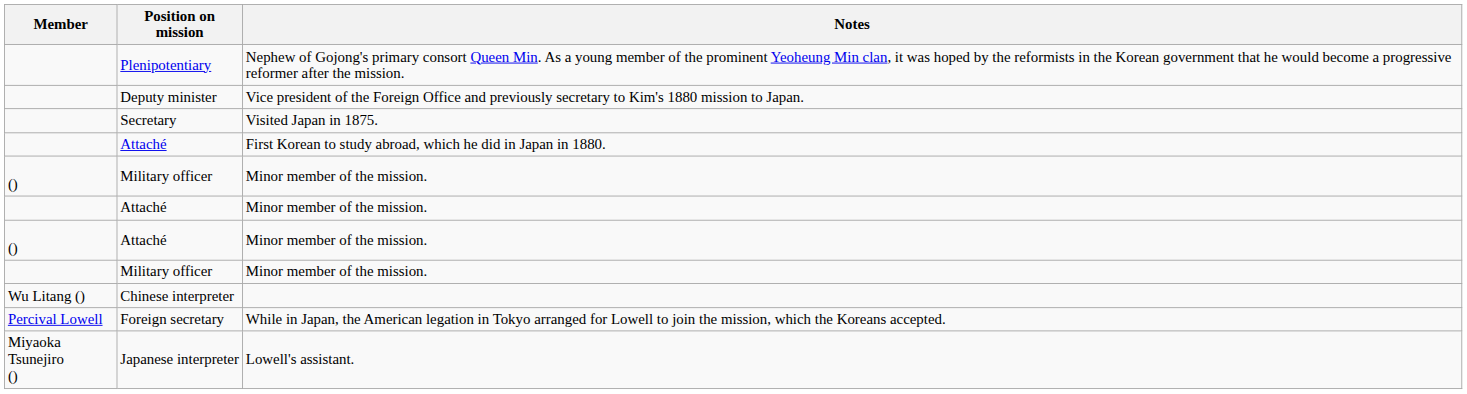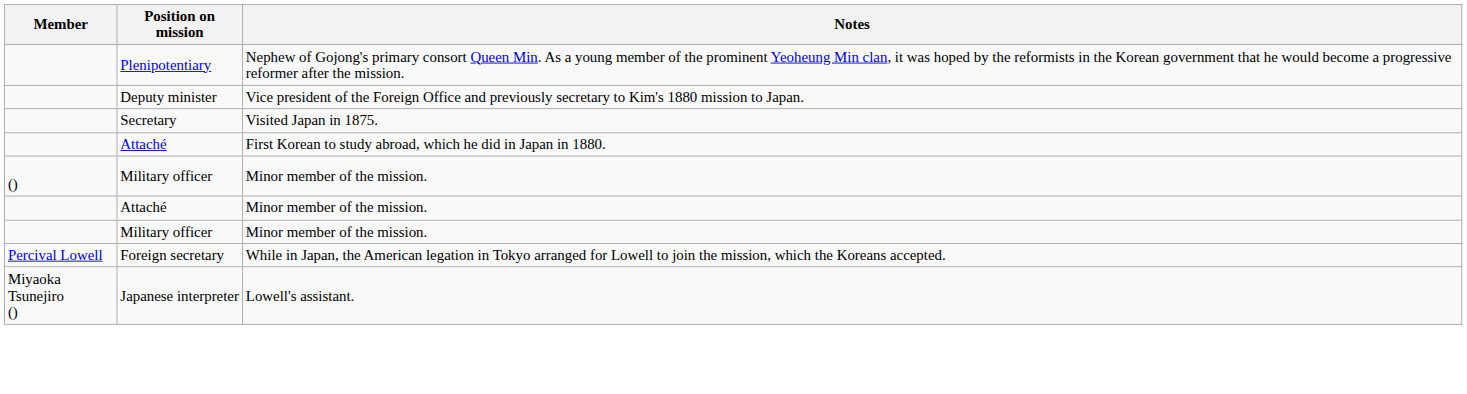- row: (13, 248)
- row: (46, 295)
